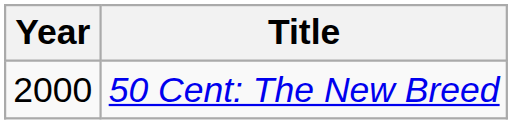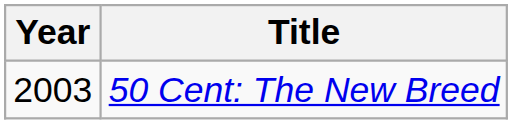(53, 88) 2000 -> (53, 88) 2003
